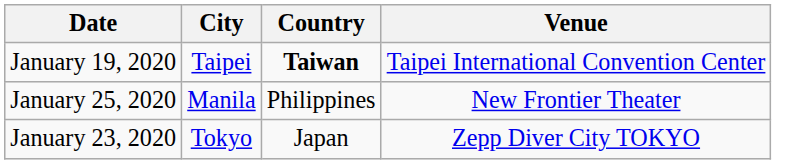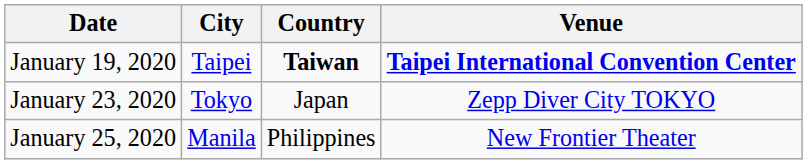(576, 61) normal -> (591, 61) bold
rows swapped: (93, 138) <-> (93, 100)
